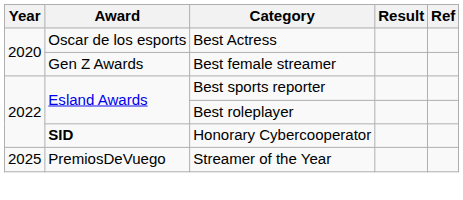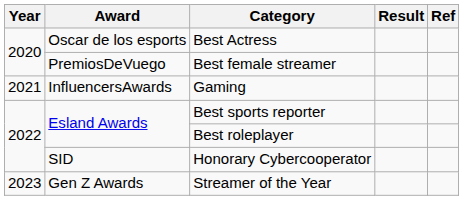(96, 64) Gen Z Awards -> (107, 64) PremiosDeVuego
+ row: (220, 87)
(61, 135) bold -> (61, 159) normal
(25, 159) 2025 -> (25, 183) 2023
(107, 159) PremiosDeVuego -> (96, 183) Gen Z Awards
